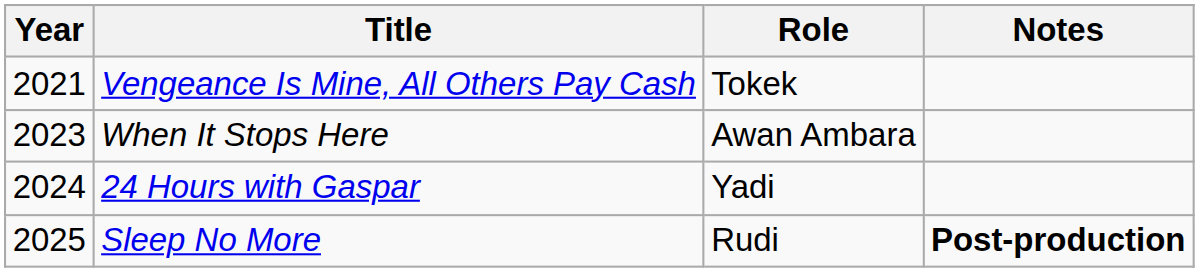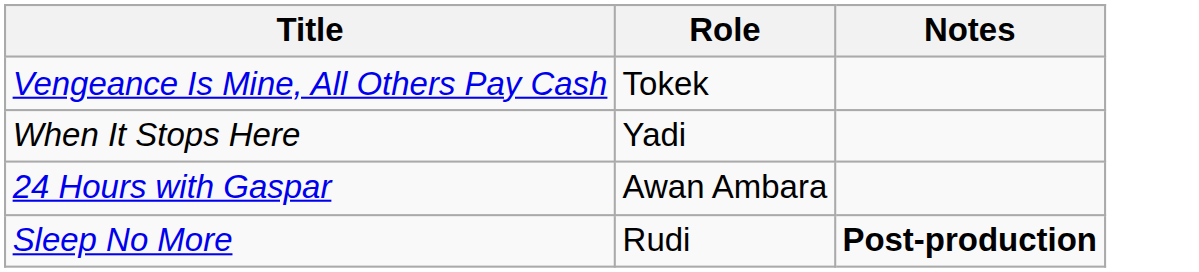- column: (49, 30)
(813, 135) Awan Ambara -> (654, 135) Yadi
(743, 187) Yadi -> (725, 187) Awan Ambara
